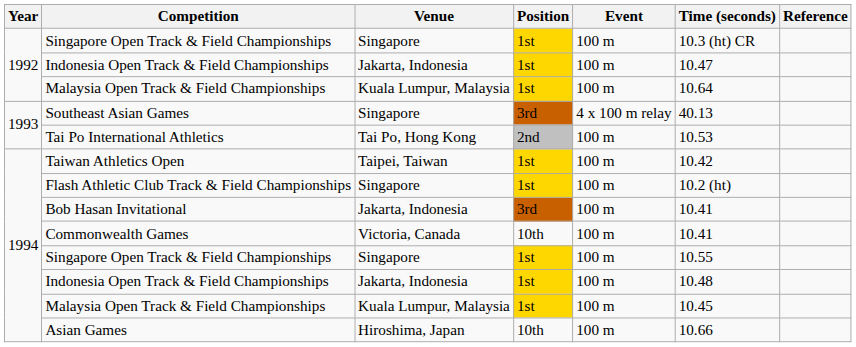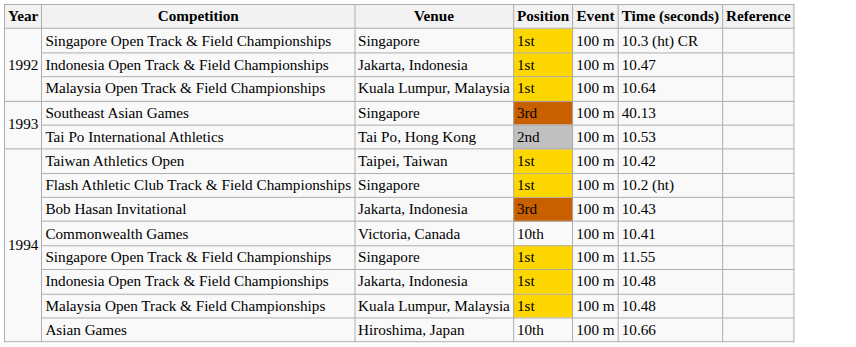(624, 112) 4 x 100 m relay -> (595, 112) 100 m
(696, 209) 10.41 -> (639, 209) 10.43
(696, 257) 10.55 -> (639, 257) 11.55
(696, 305) 10.45 -> (639, 305) 10.48
